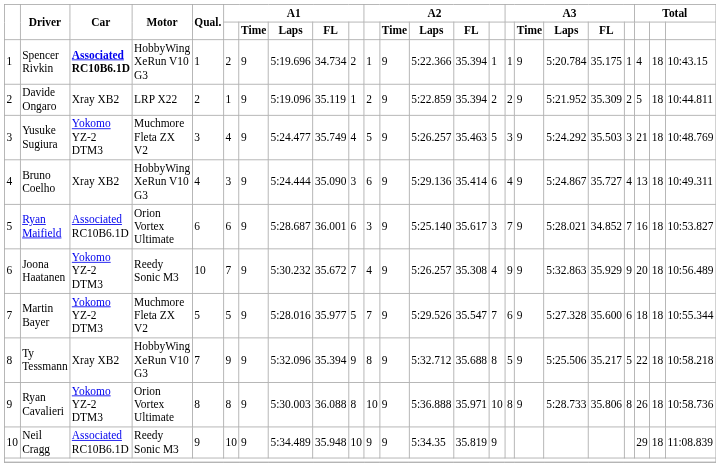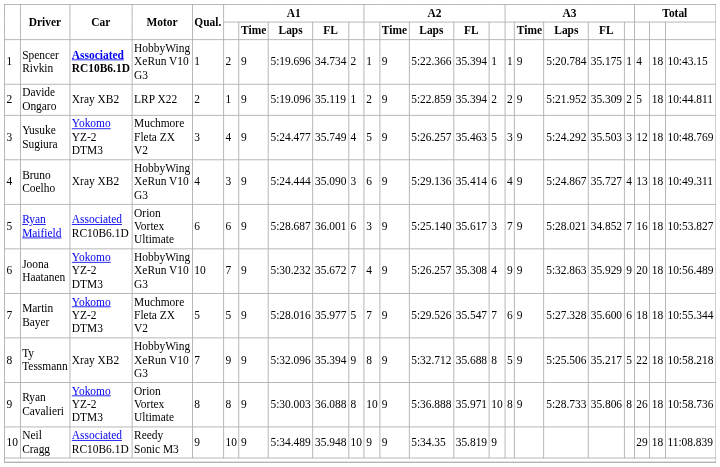(642, 137) 21 -> (642, 137) 12
(156, 271) Reedy Sonic M3 -> (162, 271) HobbyWing XeRun V10 G3
